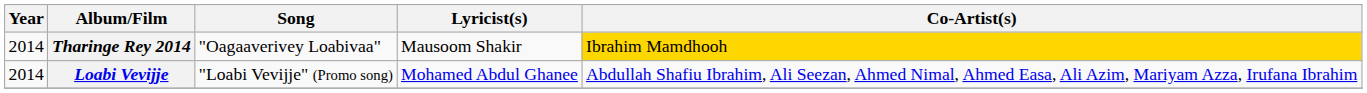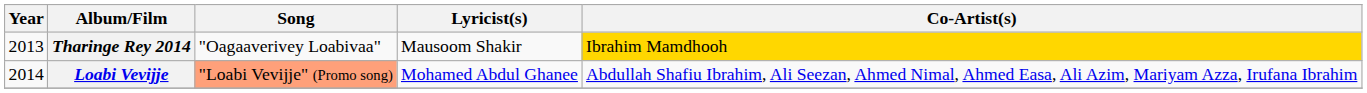(26, 46) 2014 -> (26, 46) 2013
(296, 74) no background -> (296, 74) lightsalmon background
